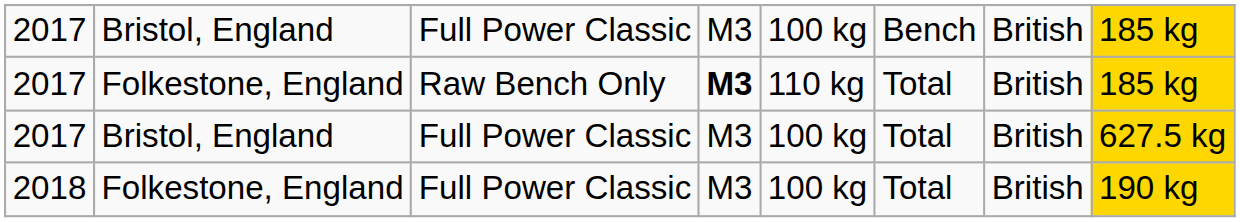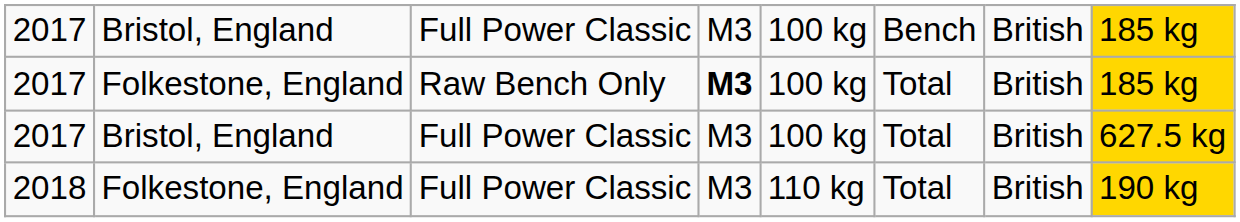(816, 83) 110 kg -> (818, 83) 100 kg
(818, 188) 100 kg -> (816, 188) 110 kg
